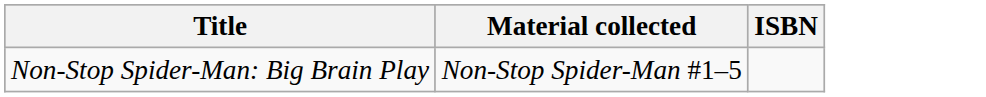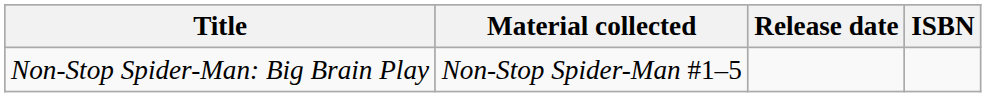+ column: (826, 26)
